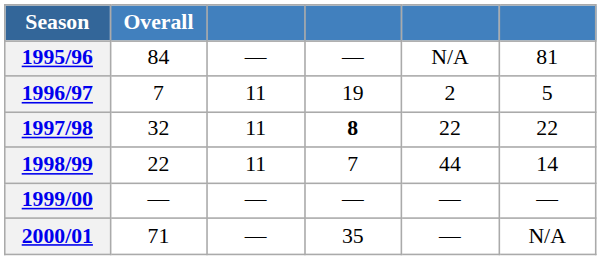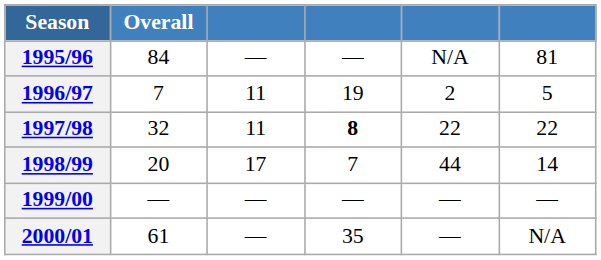(158, 164) 22 -> (158, 164) 20
(256, 164) 11 -> (256, 164) 17
(158, 235) 71 -> (158, 235) 61
